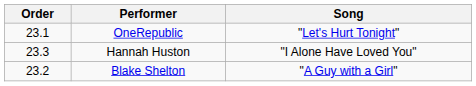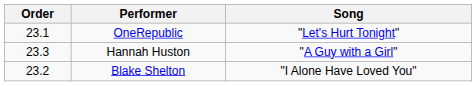(349, 52) "I Alone Have Loved You" -> (349, 52) "A Guy with a Girl"
(349, 71) "A Guy with a Girl" -> (349, 71) "I Alone Have Loved You"
